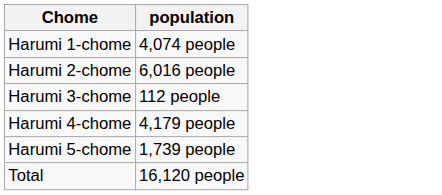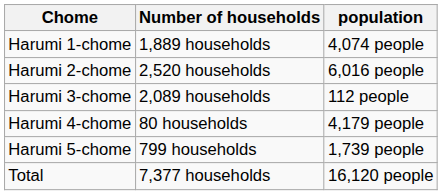+ column: (230, 17)
